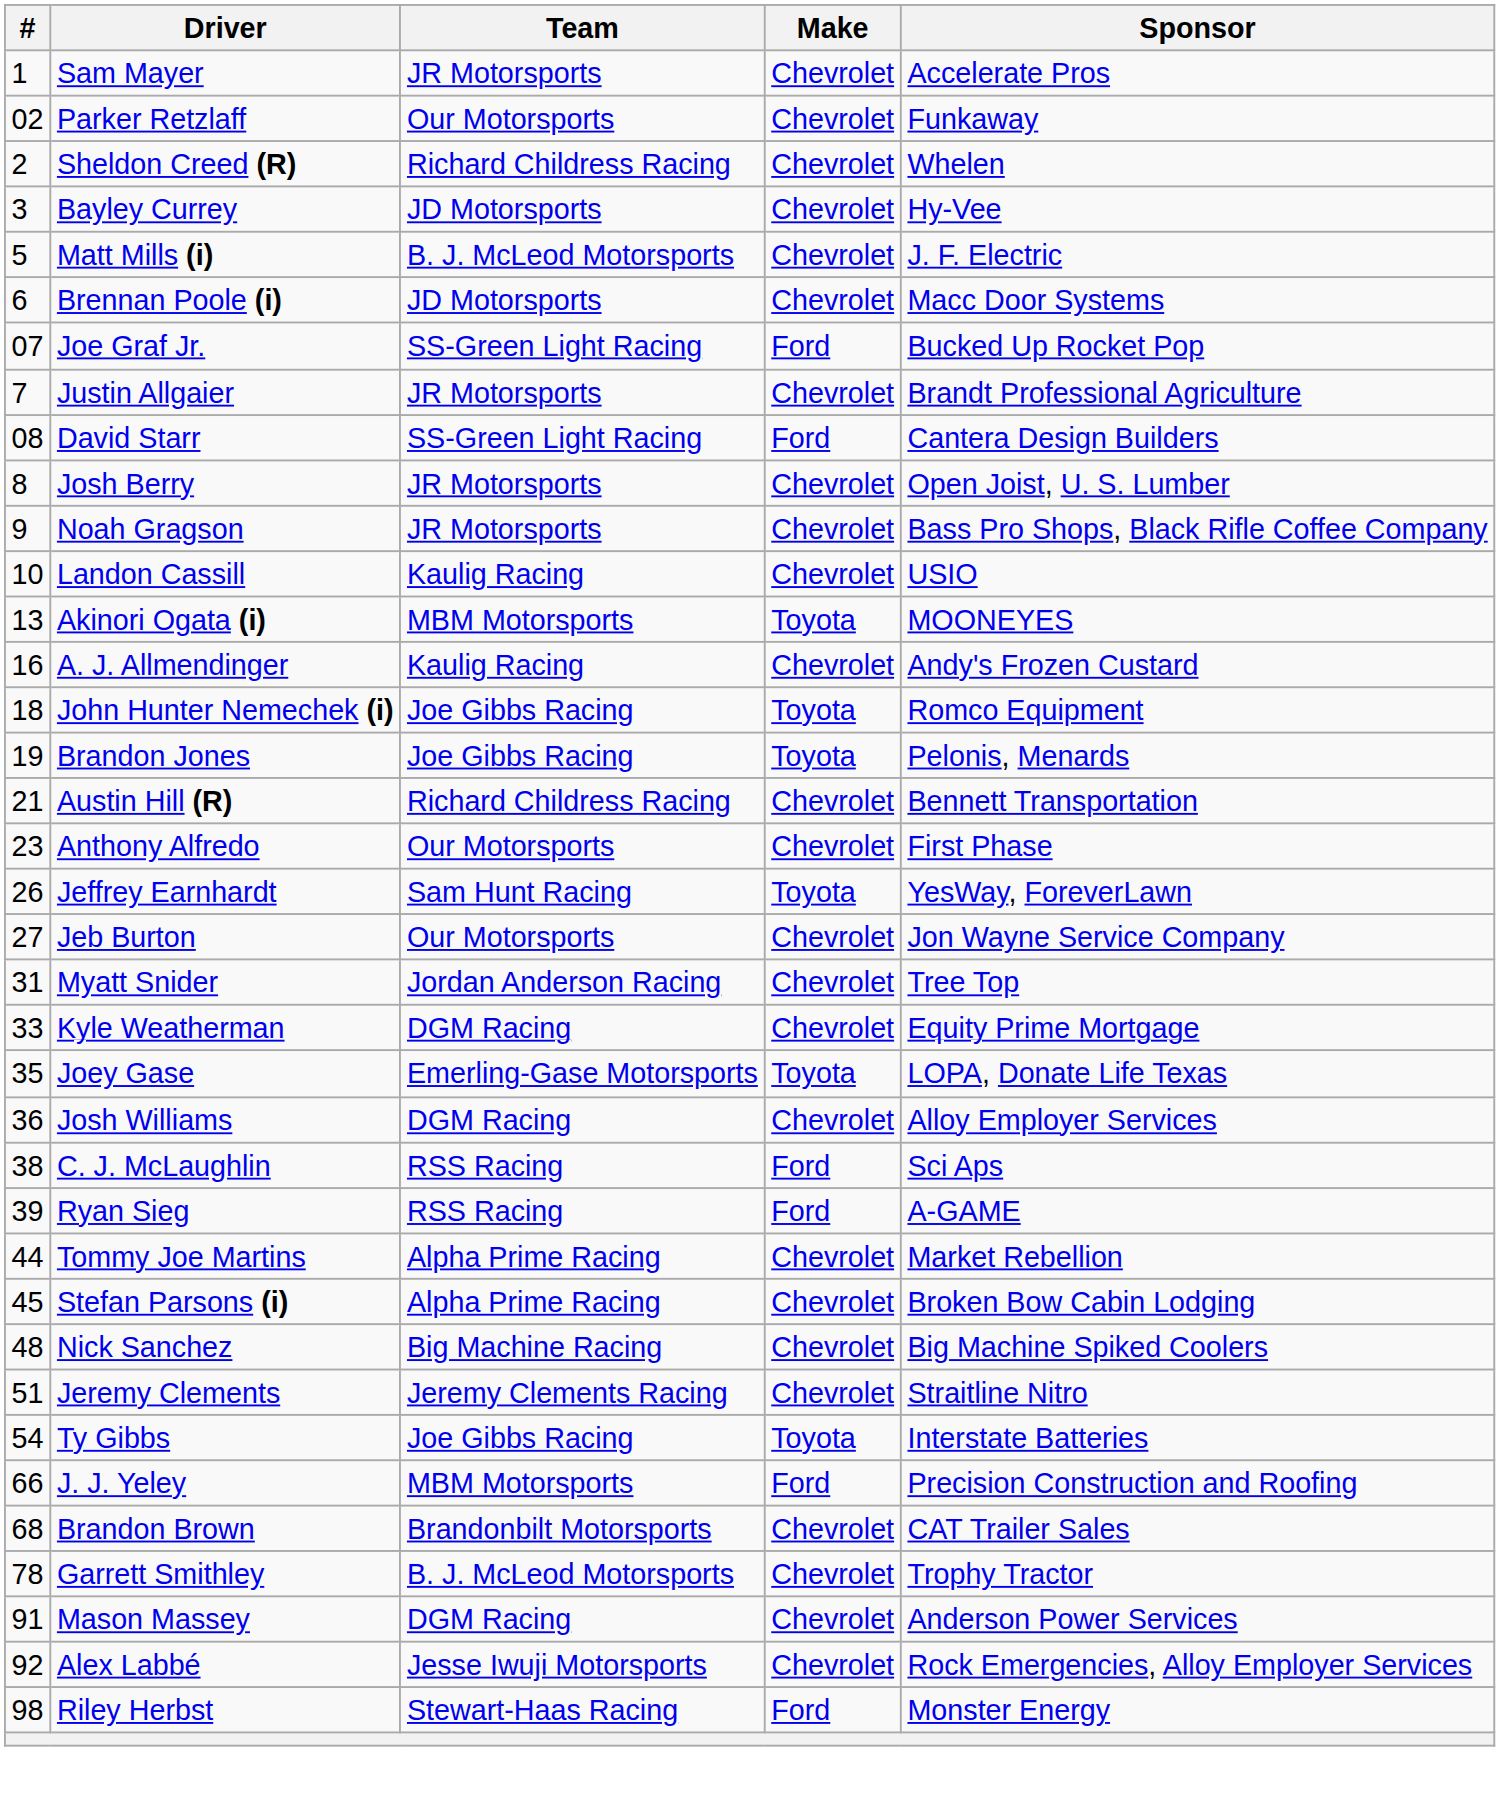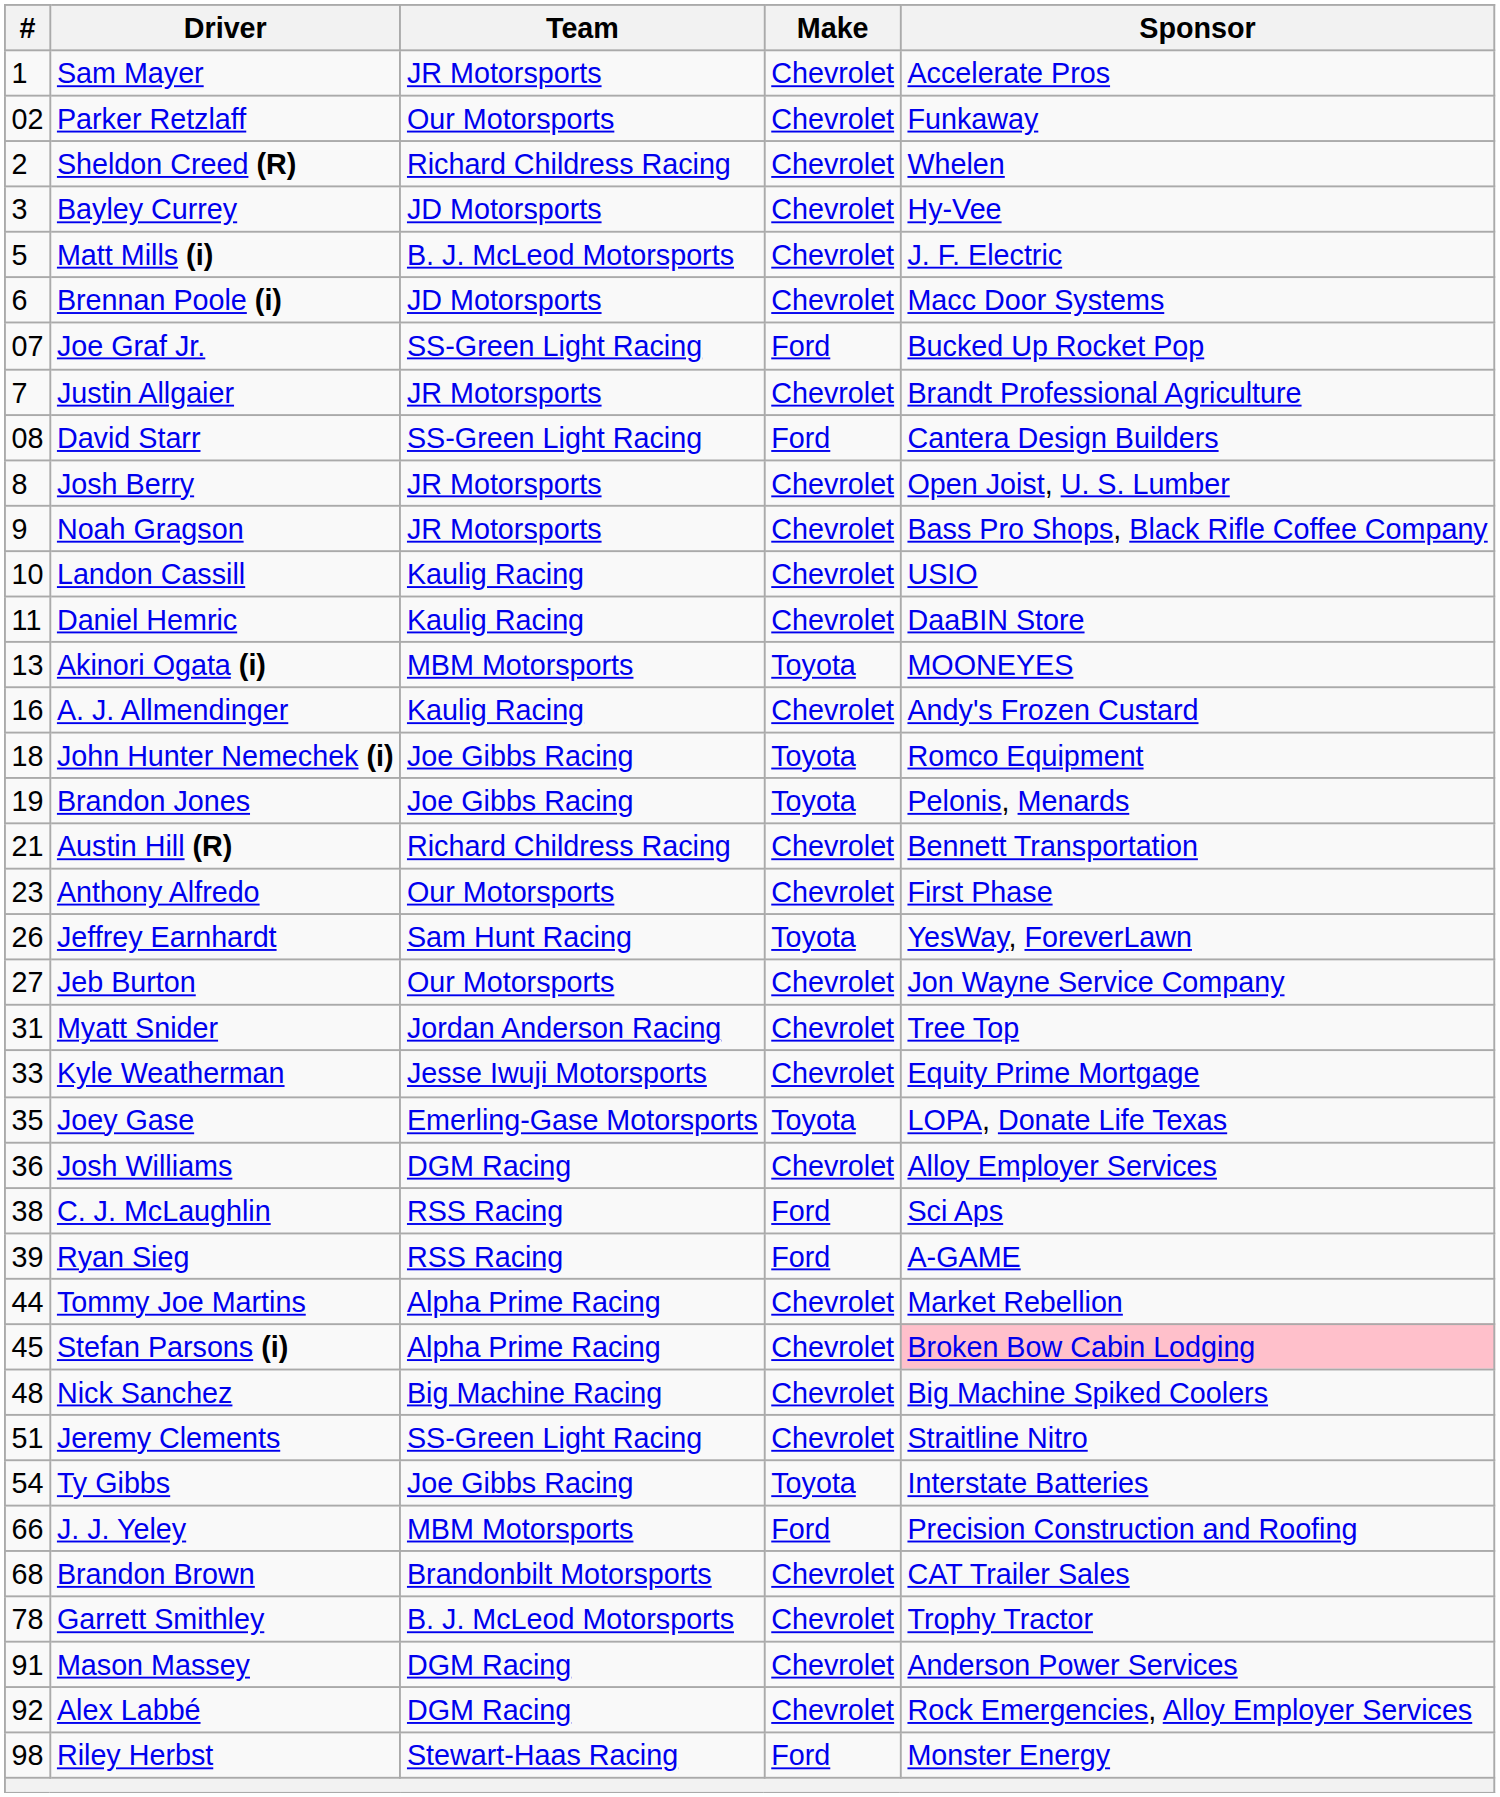+ row: (147, 619)
(489, 1028) DGM Racing -> (557, 1074) Jesse Iwuji Motorsports
(1081, 1301) no background -> (1081, 1347) pink background
(567, 1392) Jeremy Clements Racing -> (555, 1438) SS-Green Light Racing
(557, 1665) Jesse Iwuji Motorsports -> (489, 1711) DGM Racing
